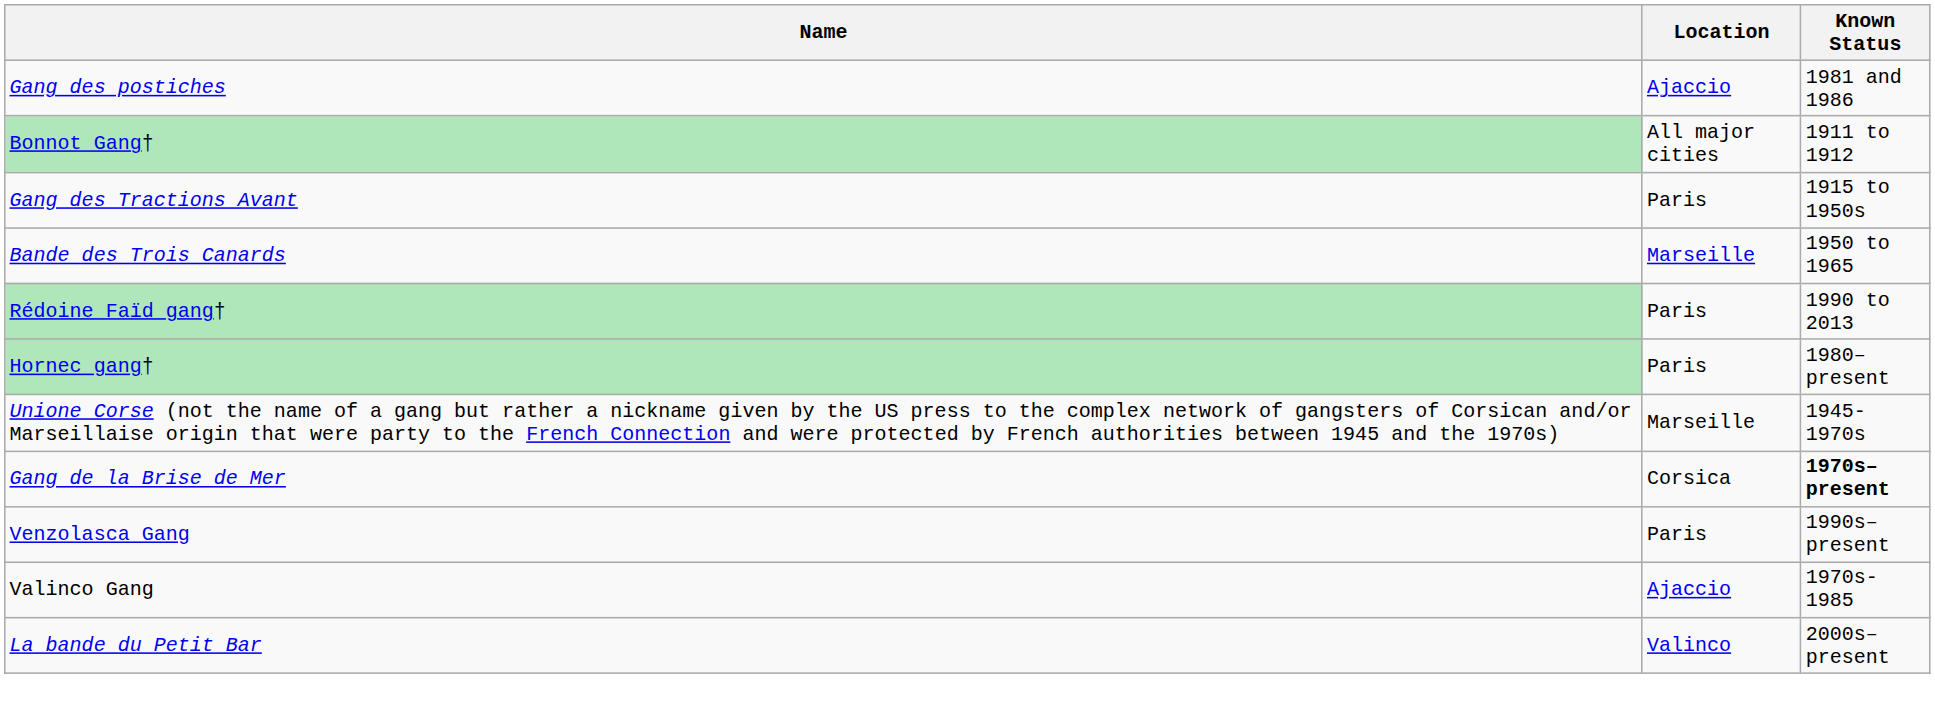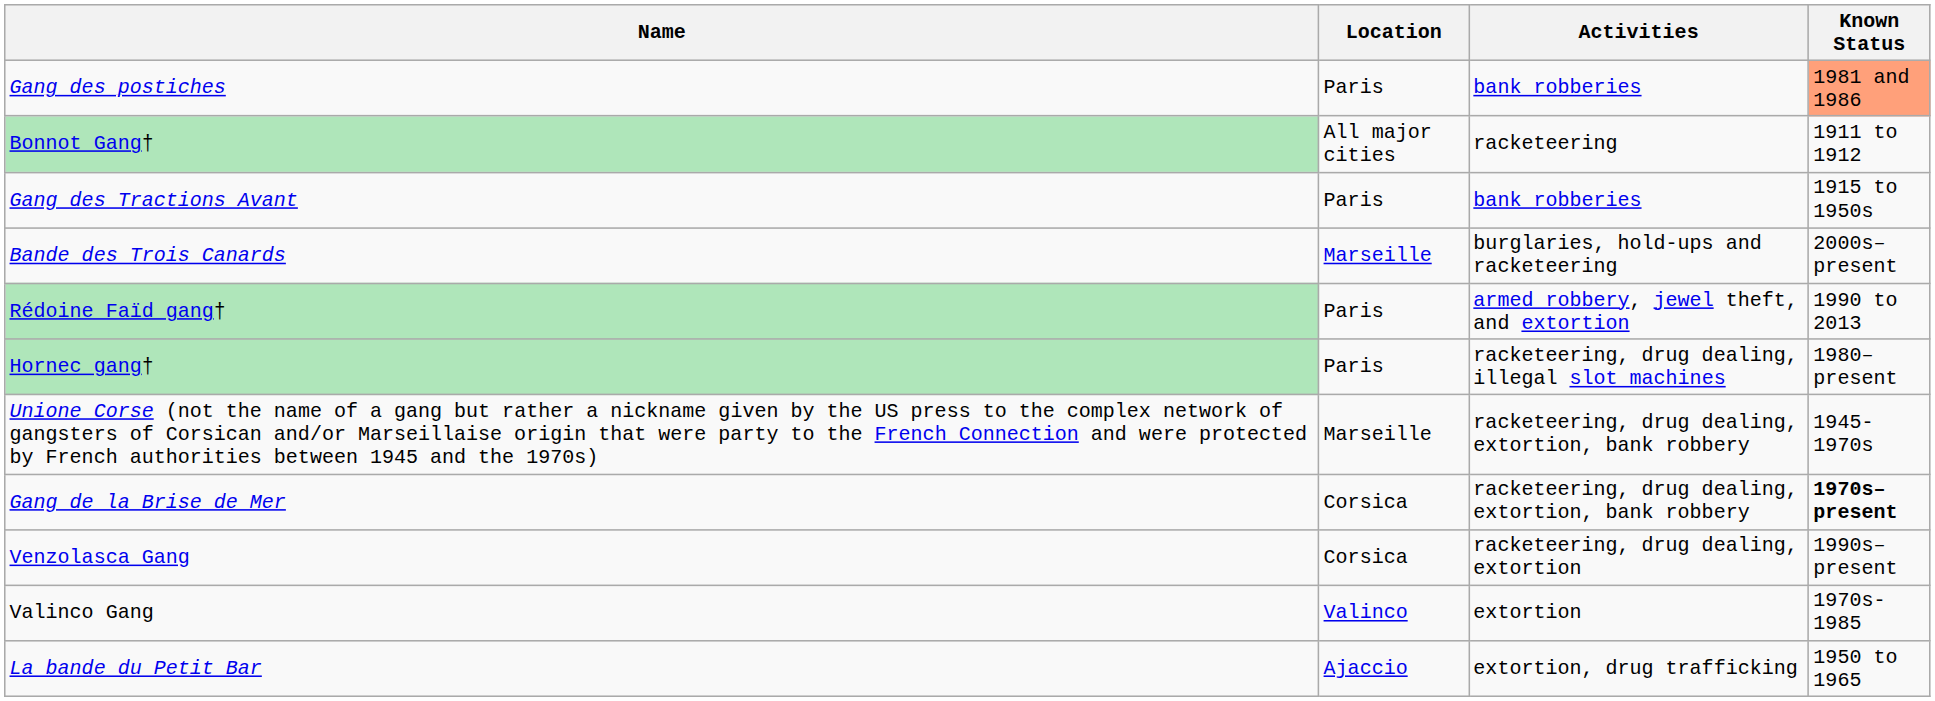+ column: (1639, 33)
(1689, 88) Ajaccio -> (1354, 88) Paris
(1854, 88) no background -> (1861, 88) lightsalmon background
(1848, 256) 1950 to 1965 -> (1855, 256) 2000s–present
(1677, 534) Paris -> (1366, 557) Corsica
(1689, 590) Ajaccio -> (1366, 613) Valinco
(1689, 646) Valinco -> (1366, 669) Ajaccio
(1848, 646) 2000s–present -> (1855, 669) 1950 to 1965
